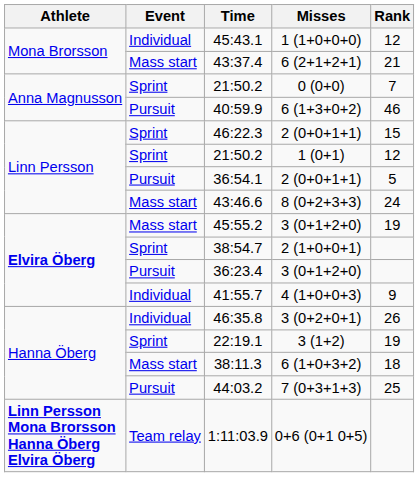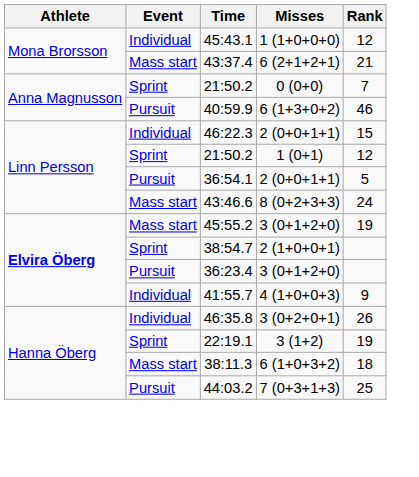(148, 133) Sprint -> (160, 133) Individual
- row: (238, 435)
